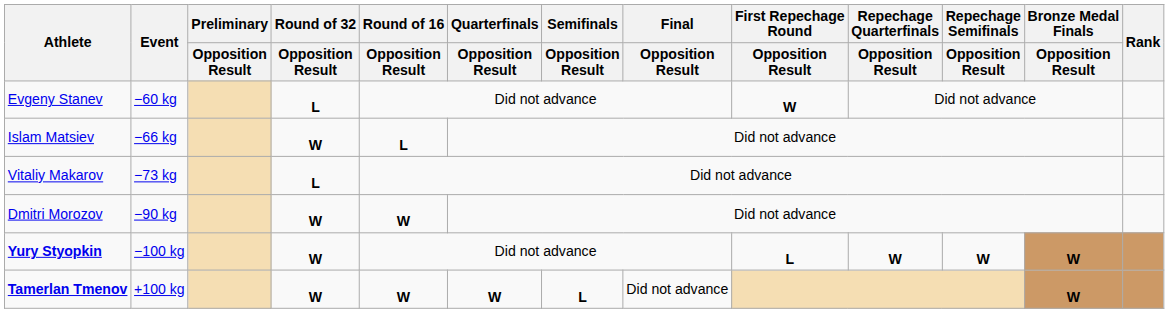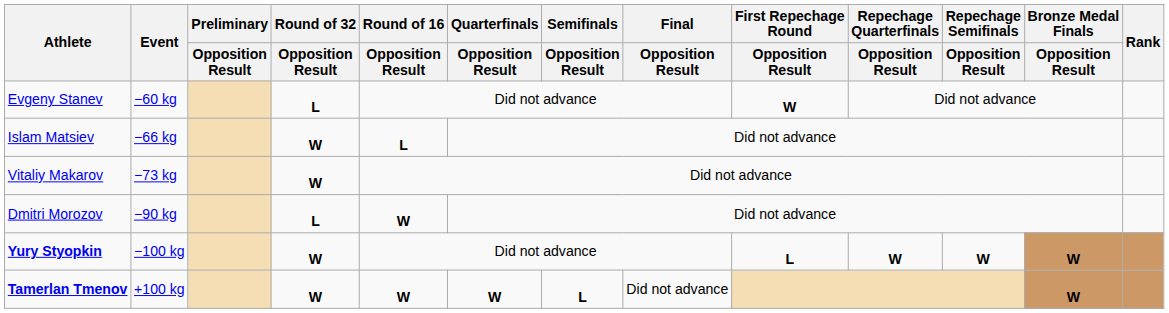(315, 184) L -> (315, 184) W
(315, 222) W -> (315, 222) L
